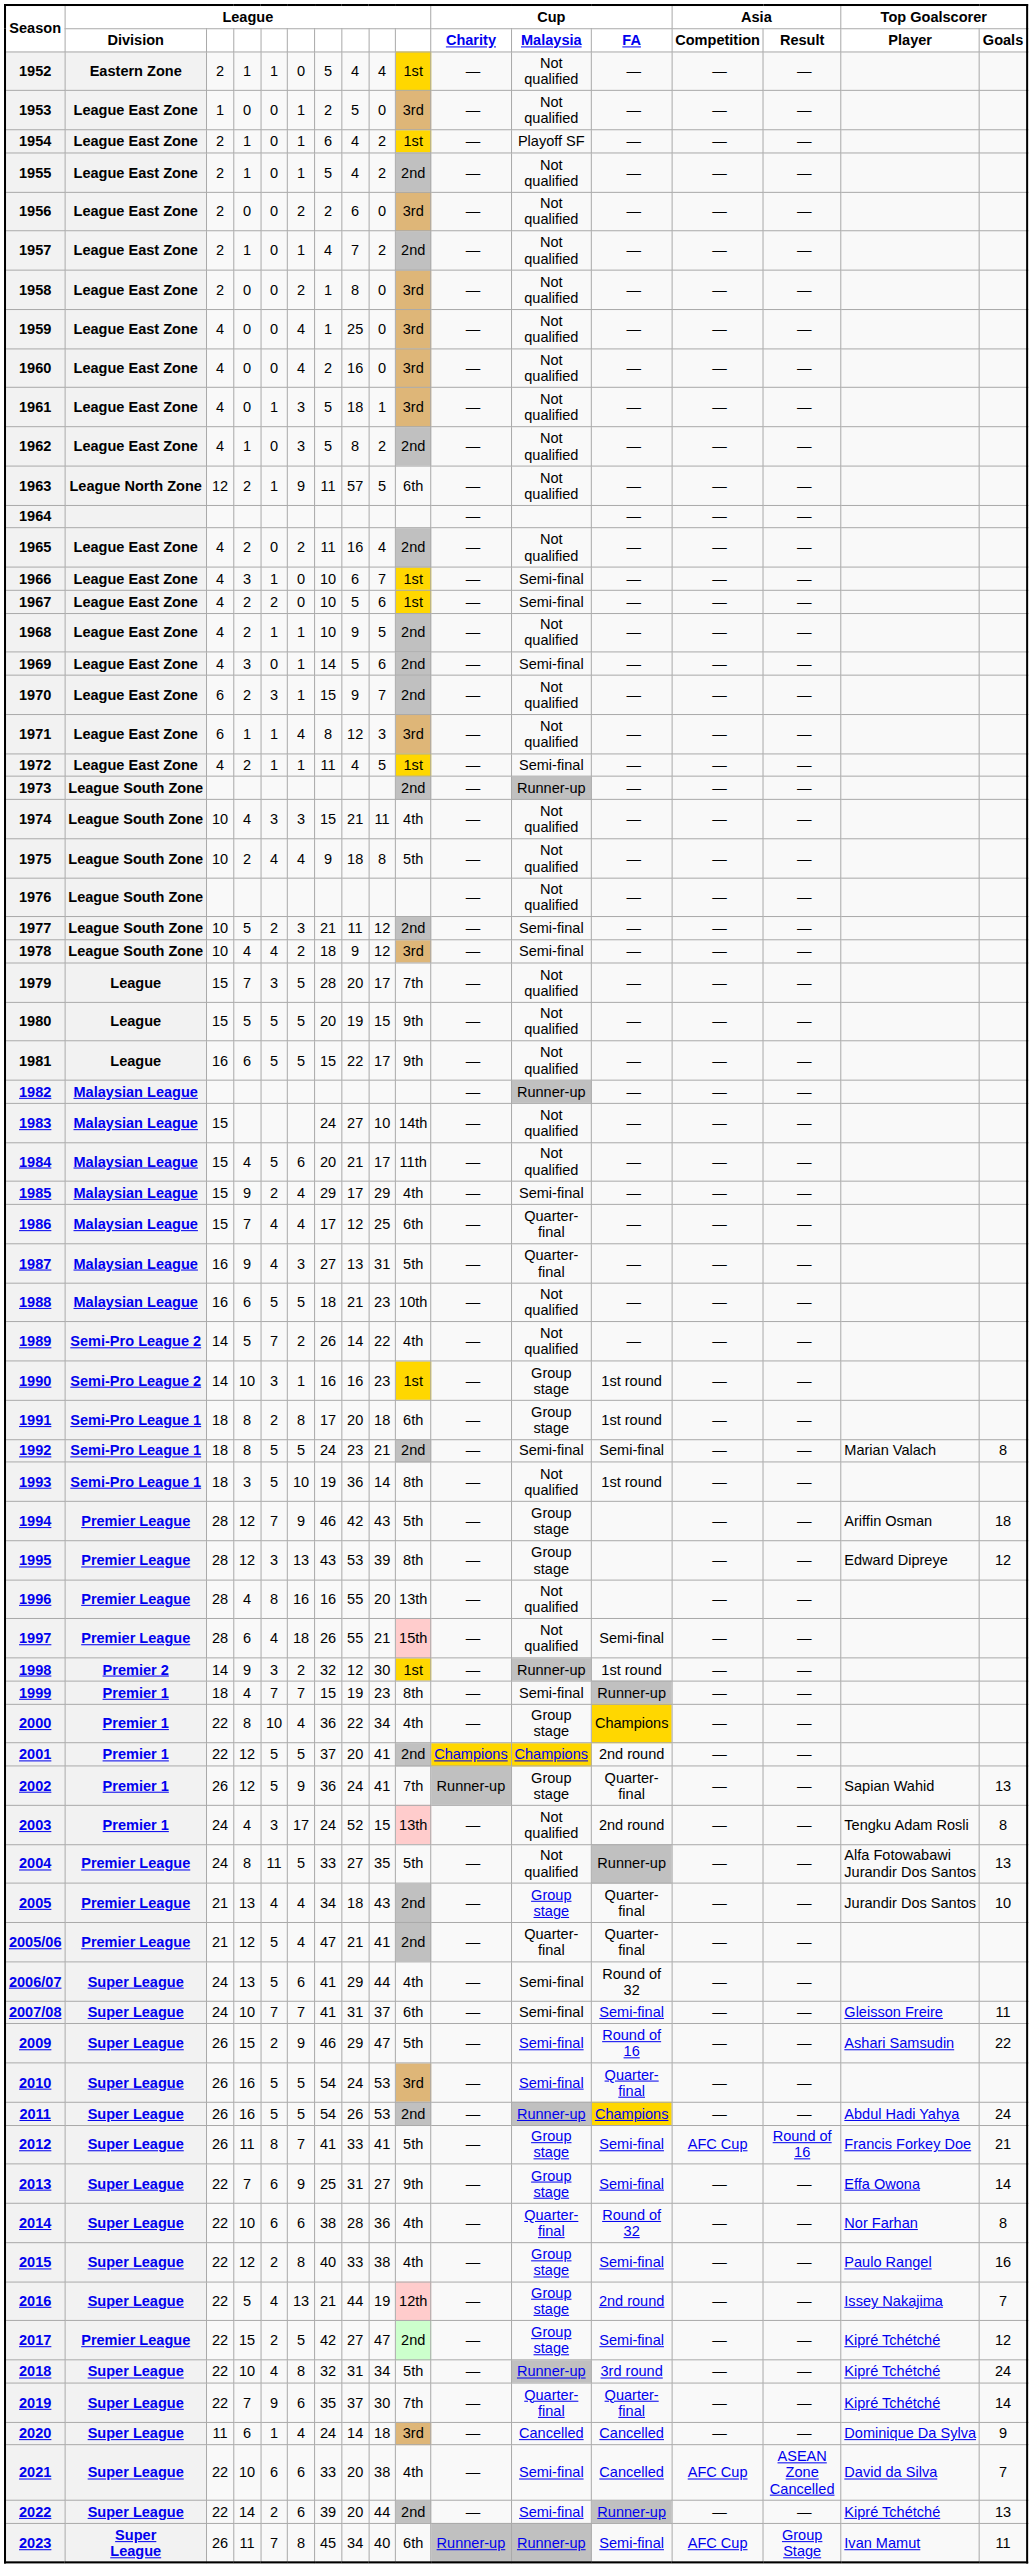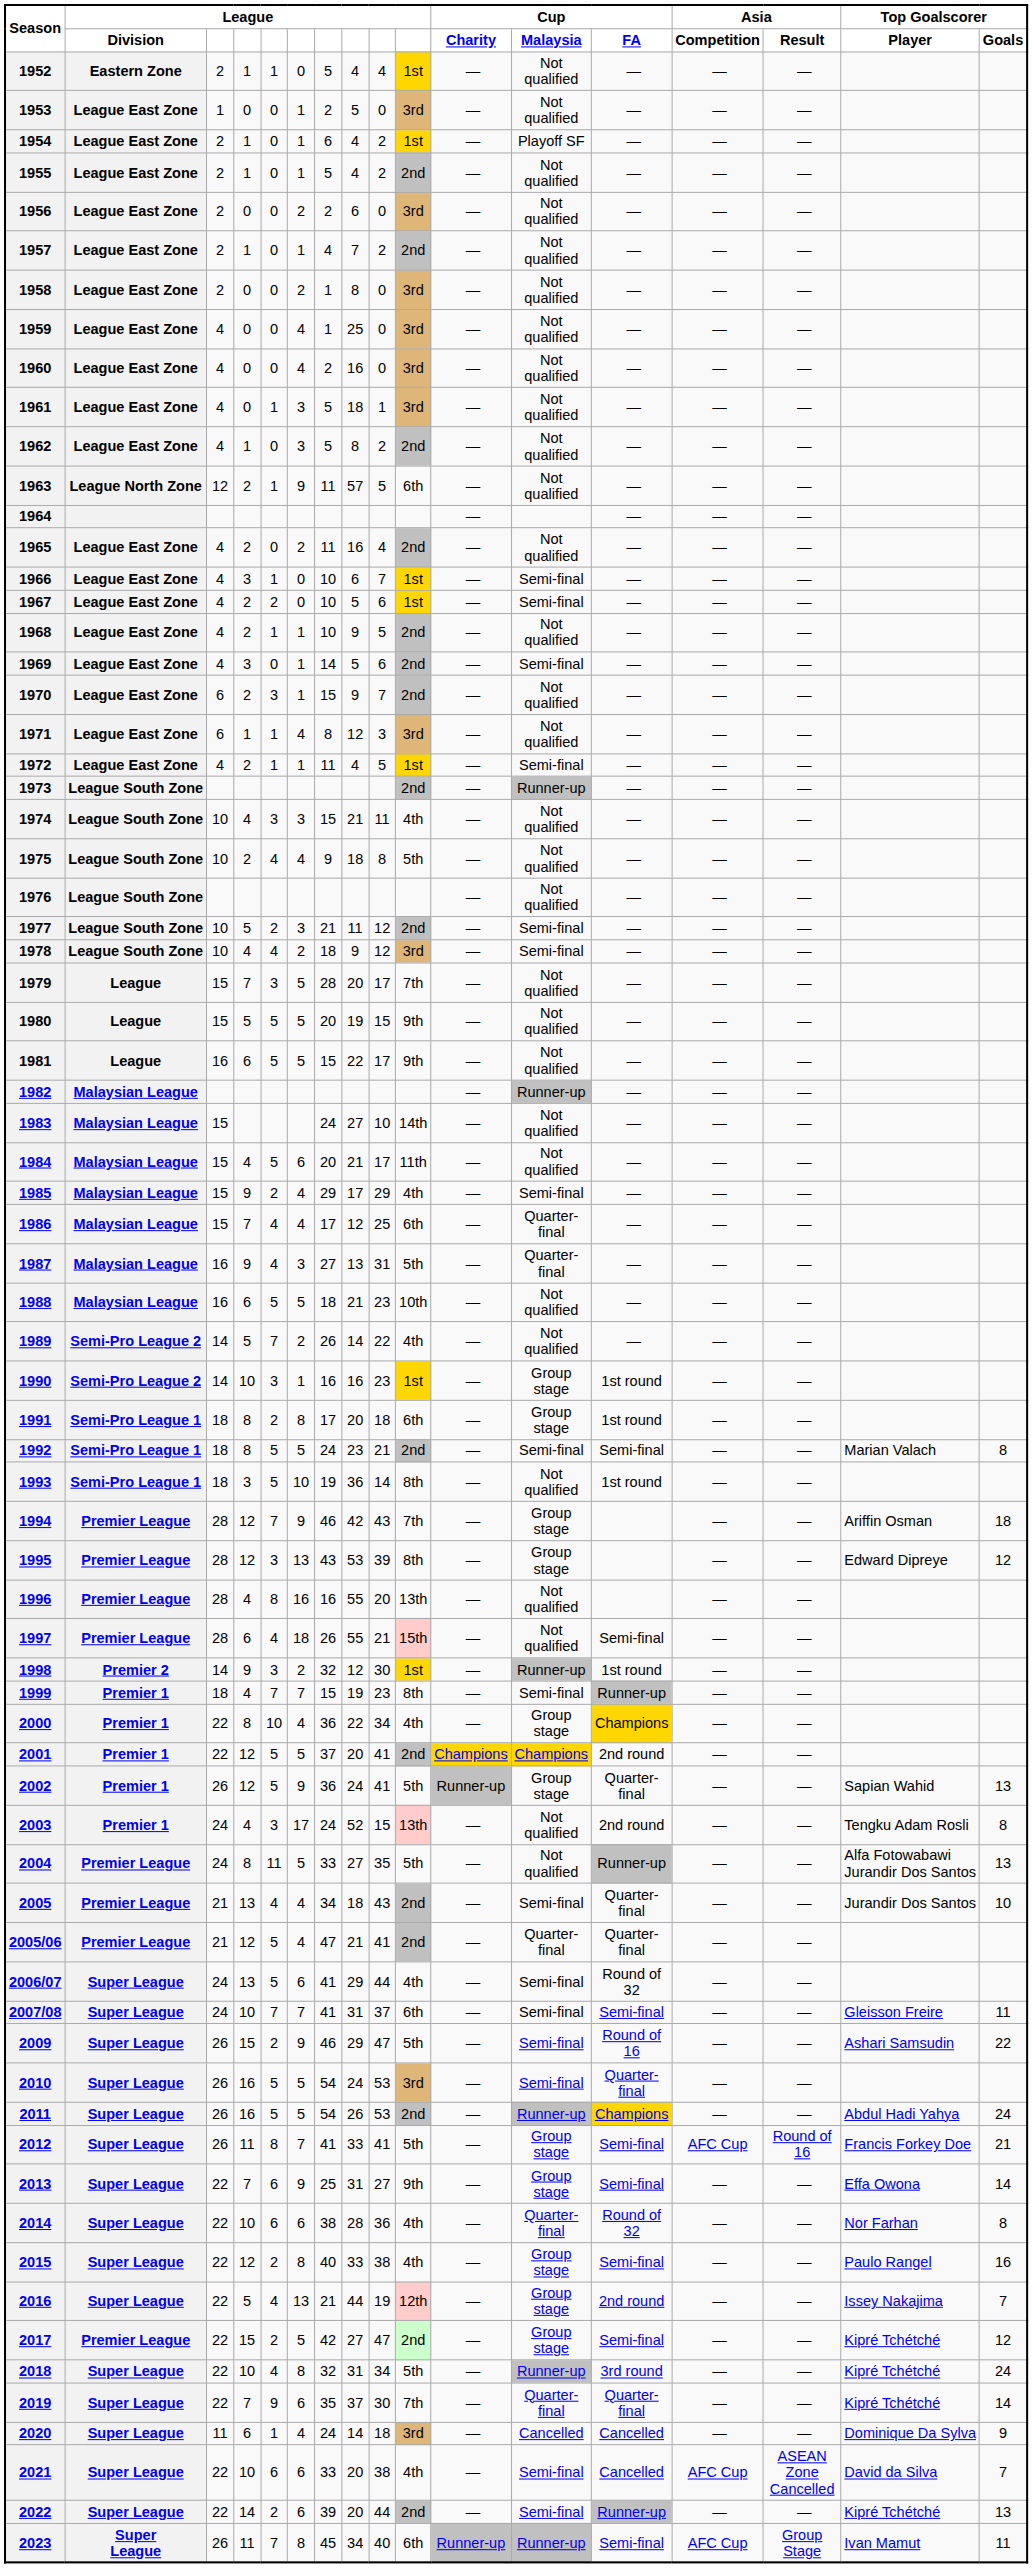(413, 1521) 5th -> (413, 1521) 7th
(413, 1786) 7th -> (413, 1786) 5th
(551, 1903) Group stage -> (551, 1903) Semi-final
